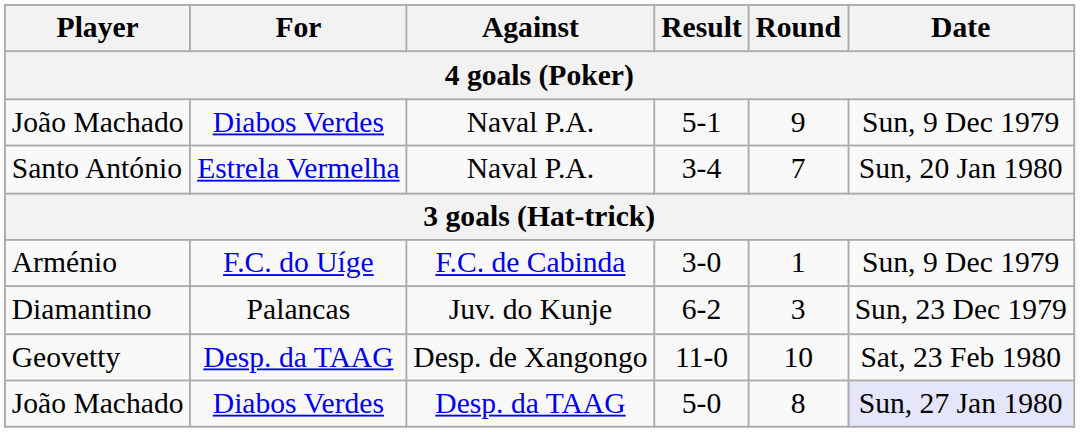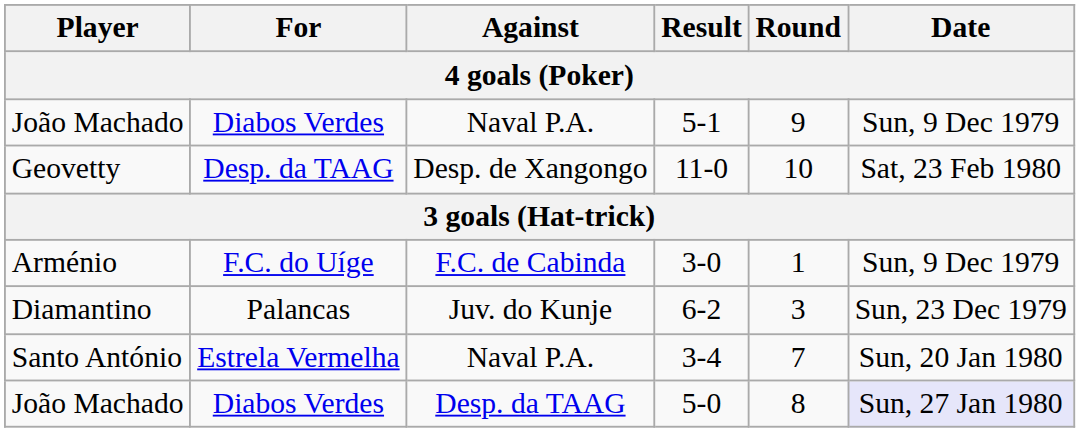rows swapped: (701, 356) <-> (701, 168)
